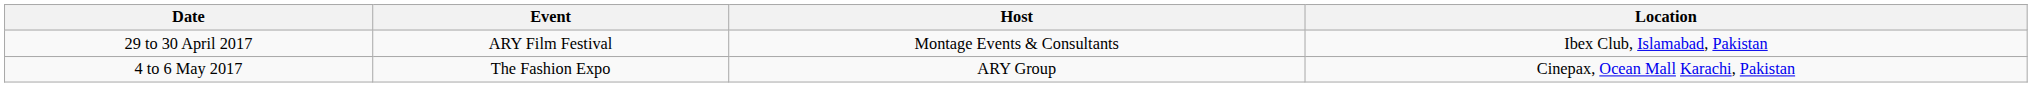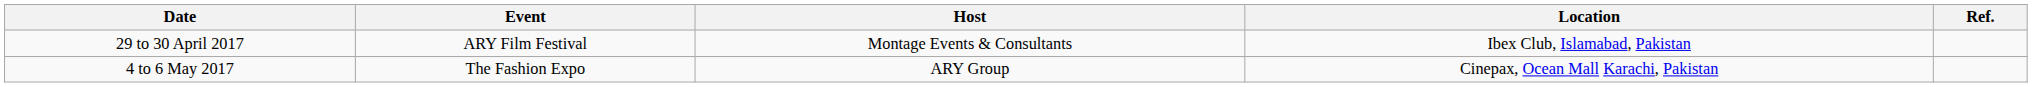+ column: (1980, 17)
